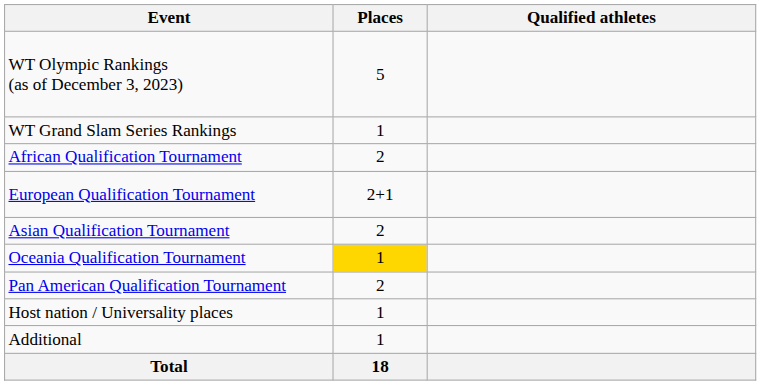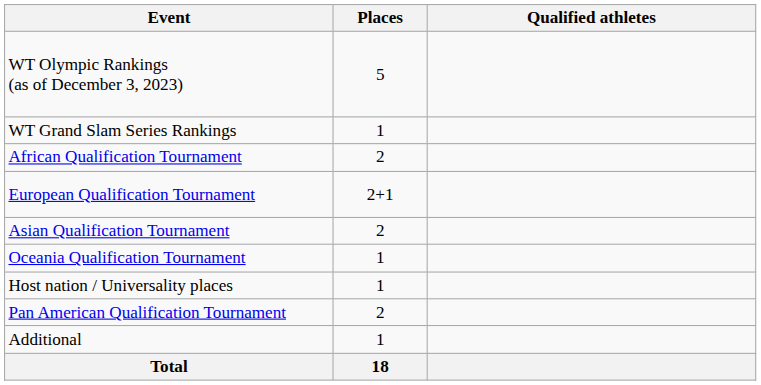(380, 258) gold background -> (380, 258) no background
rows swapped: (147, 285) <-> (121, 312)
